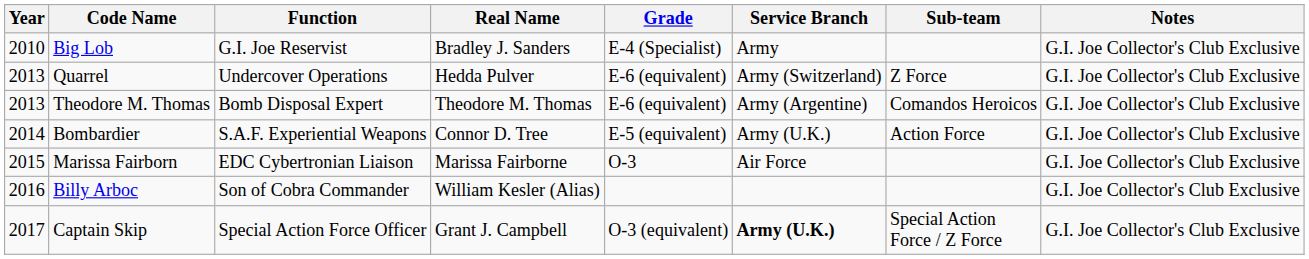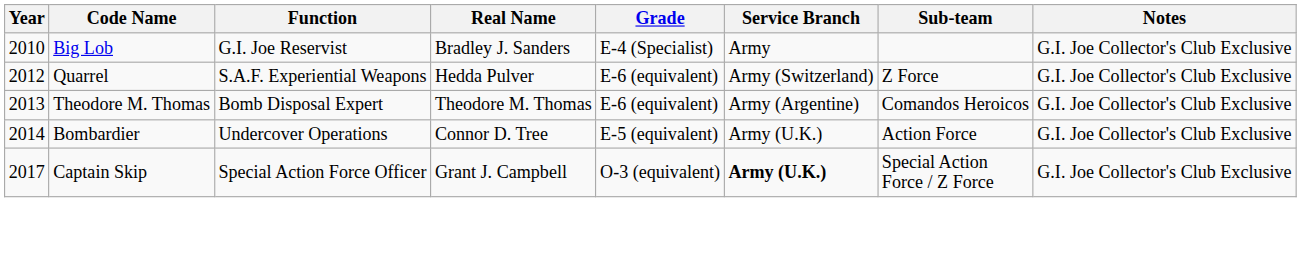(27, 76) 2013 -> (27, 76) 2012
(303, 76) Undercover Operations -> (322, 76) S.A.F. Experiential Weapons
(322, 133) S.A.F. Experiential Weapons -> (303, 133) Undercover Operations
- row: (115, 162)
- row: (96, 190)
